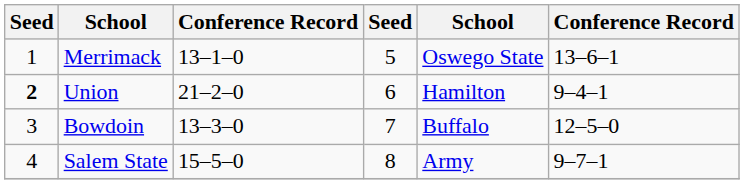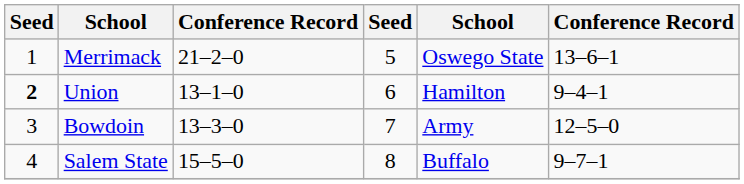(211, 56) 13–1–0 -> (211, 56) 21–2–0
(211, 91) 21–2–0 -> (211, 91) 13–1–0
(456, 126) Buffalo -> (448, 126) Army
(448, 160) Army -> (456, 160) Buffalo
